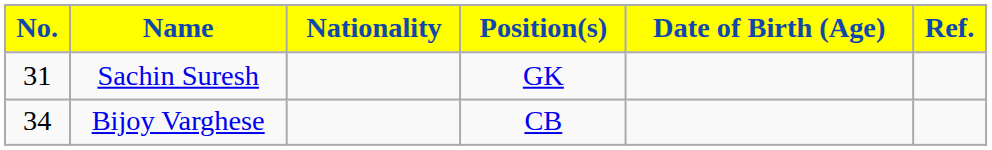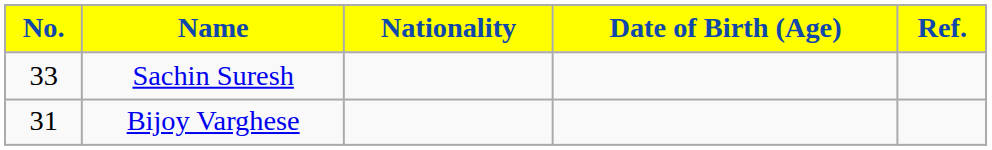- column: (543, 28)
(37, 75) 31 -> (44, 75) 33
(37, 121) 34 -> (44, 121) 31
